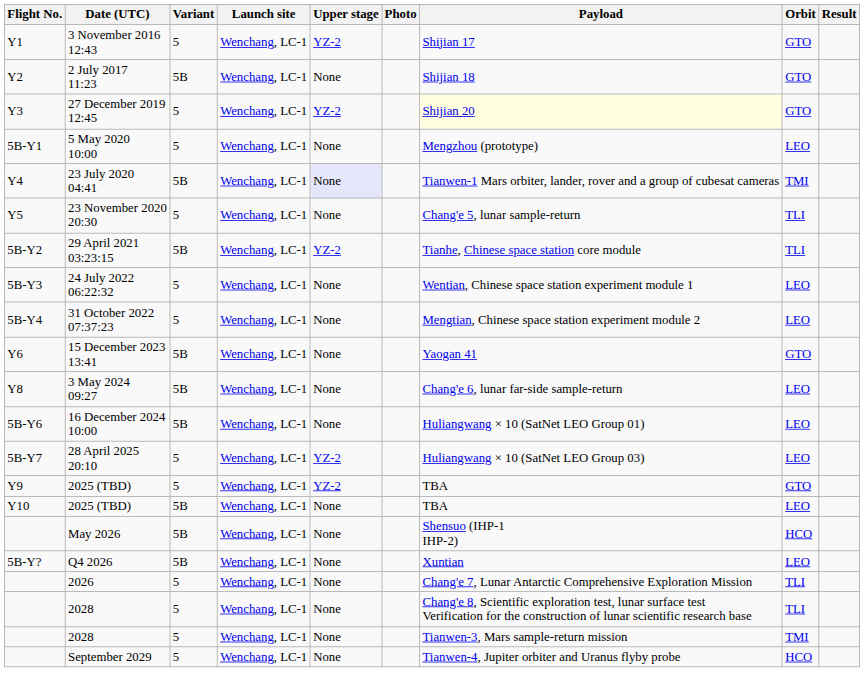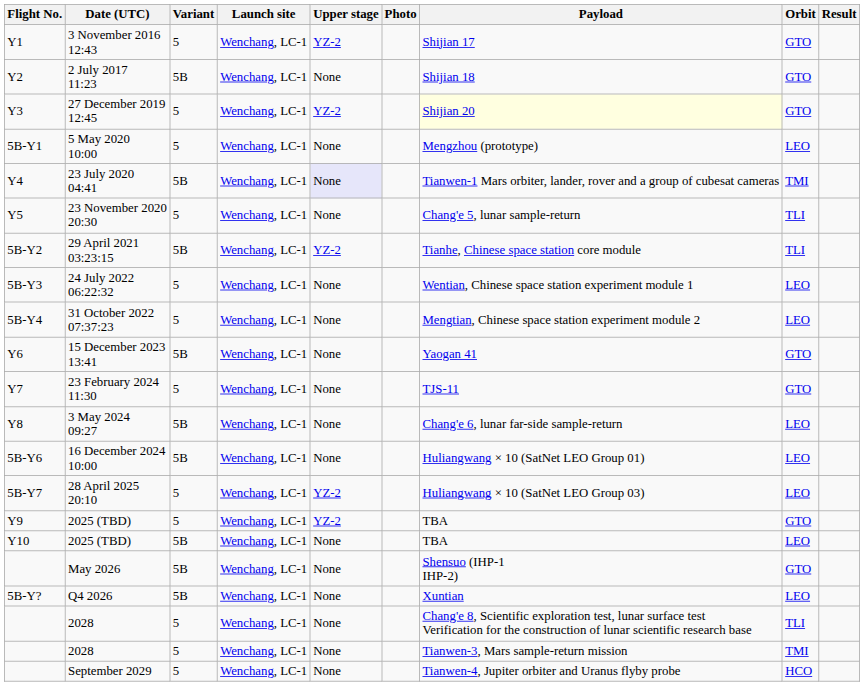+ row: (15, 389)
(799, 533) HCO -> (798, 568) GTO
- row: (35, 582)
